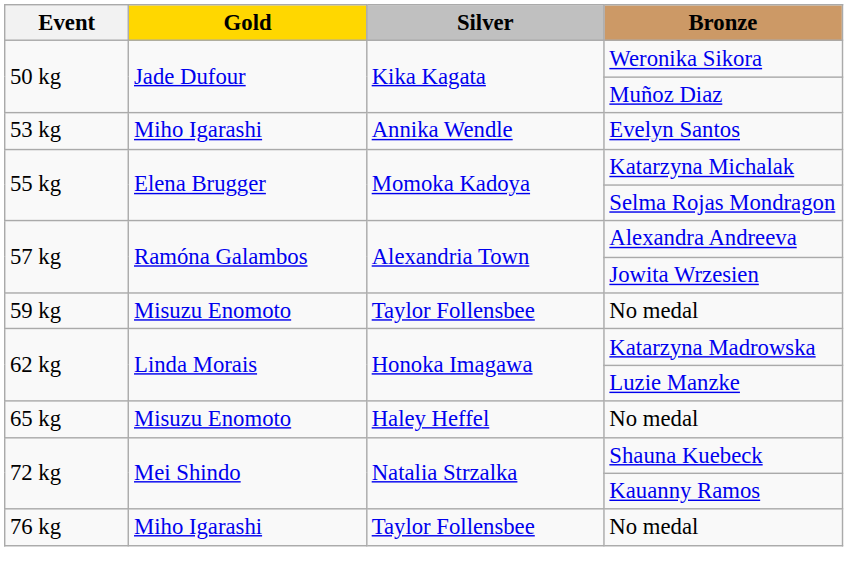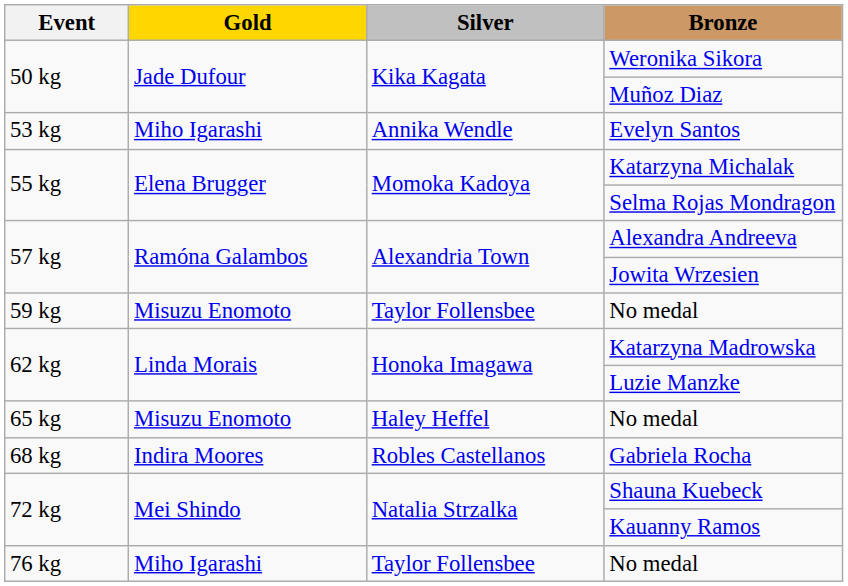+ row: (36, 454)
